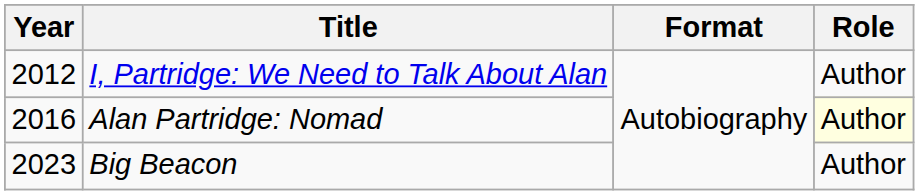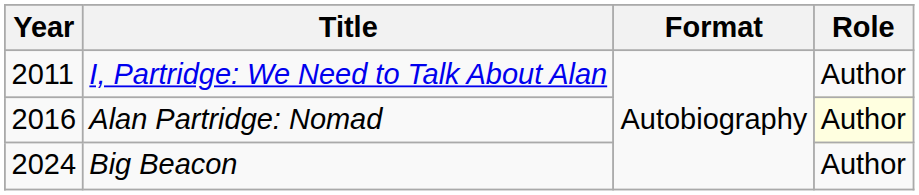(44, 73) 2012 -> (43, 73) 2011
(44, 165) 2023 -> (44, 165) 2024
